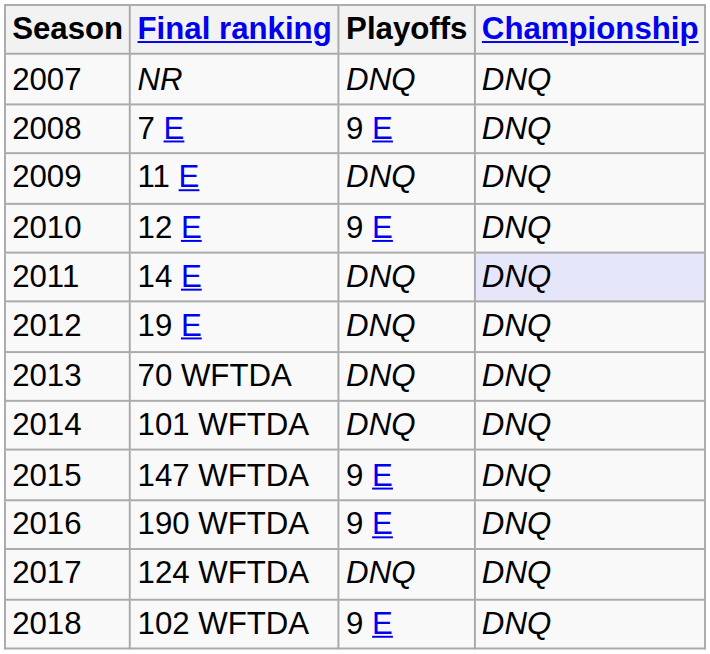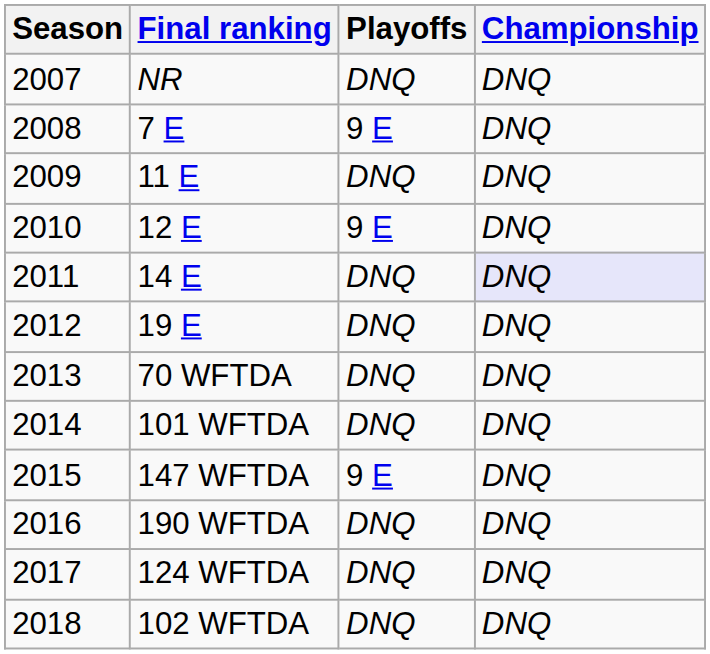(370, 524) 9 E -> (381, 524) DNQ
(370, 623) 9 E -> (381, 623) DNQ
